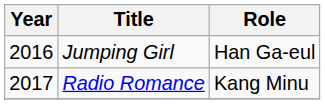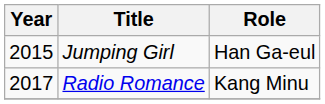(31, 51) 2016 -> (31, 51) 2015
